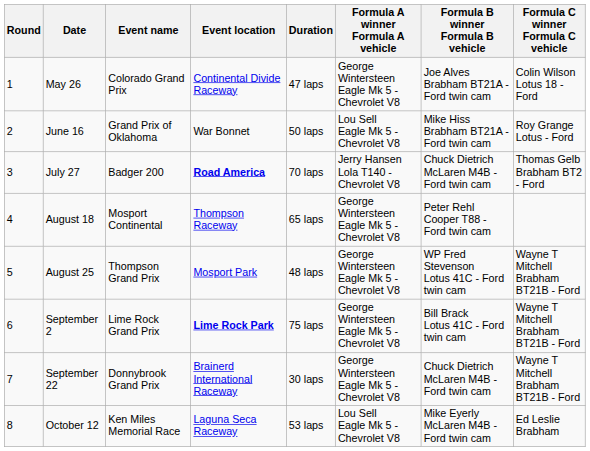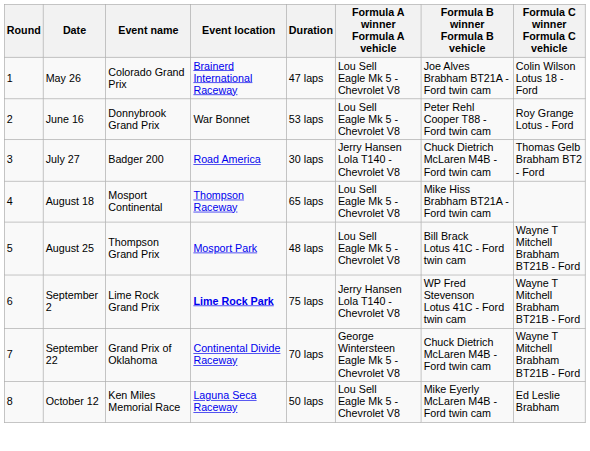(237, 84) Continental Divide Raceway -> (223, 78) Brainerd International Raceway
(369, 84) George Wintersteen Eagle Mk 5 - Chevrolet V8 -> (369, 78) Lou Sell Eagle Mk 5 - Chevrolet V8
(140, 131) Grand Prix of Oklahoma -> (137, 119) Donnybrook Grand Prix
(306, 131) 50 laps -> (306, 119) 53 laps
(466, 131) Mike Hiss Brabham BT21A - Ford twin cam -> (457, 119) Peter Rehl Cooper T88 - Ford twin cam
(229, 172) bold -> (227, 160) normal
(306, 172) 70 laps -> (306, 160) 30 laps
(369, 219) George Wintersteen Eagle Mk 5 - Chevrolet V8 -> (369, 201) Lou Sell Eagle Mk 5 - Chevrolet V8
(457, 219) Peter Rehl Cooper T88 - Ford twin cam -> (466, 201) Mike Hiss Brabham BT21A - Ford twin cam
(369, 272) George Wintersteen Eagle Mk 5 - Chevrolet V8 -> (369, 248) Lou Sell Eagle Mk 5 - Chevrolet V8
(464, 272) WP Fred Stevenson Lotus 41C - Ford twin cam -> (464, 248) Bill Brack Lotus 41C - Ford twin cam
(369, 326) George Wintersteen Eagle Mk 5 - Chevrolet V8 -> (370, 301) Jerry Hansen Lola T140 - Chevrolet V8
(464, 326) Bill Brack Lotus 41C - Ford twin cam -> (464, 301) WP Fred Stevenson Lotus 41C - Ford twin cam
(137, 379) Donnybrook Grand Prix -> (140, 355) Grand Prix of Oklahoma
(223, 379) Brainerd International Raceway -> (237, 355) Continental Divide Raceway
(306, 379) 30 laps -> (306, 355) 70 laps
(306, 426) 53 laps -> (306, 402) 50 laps
